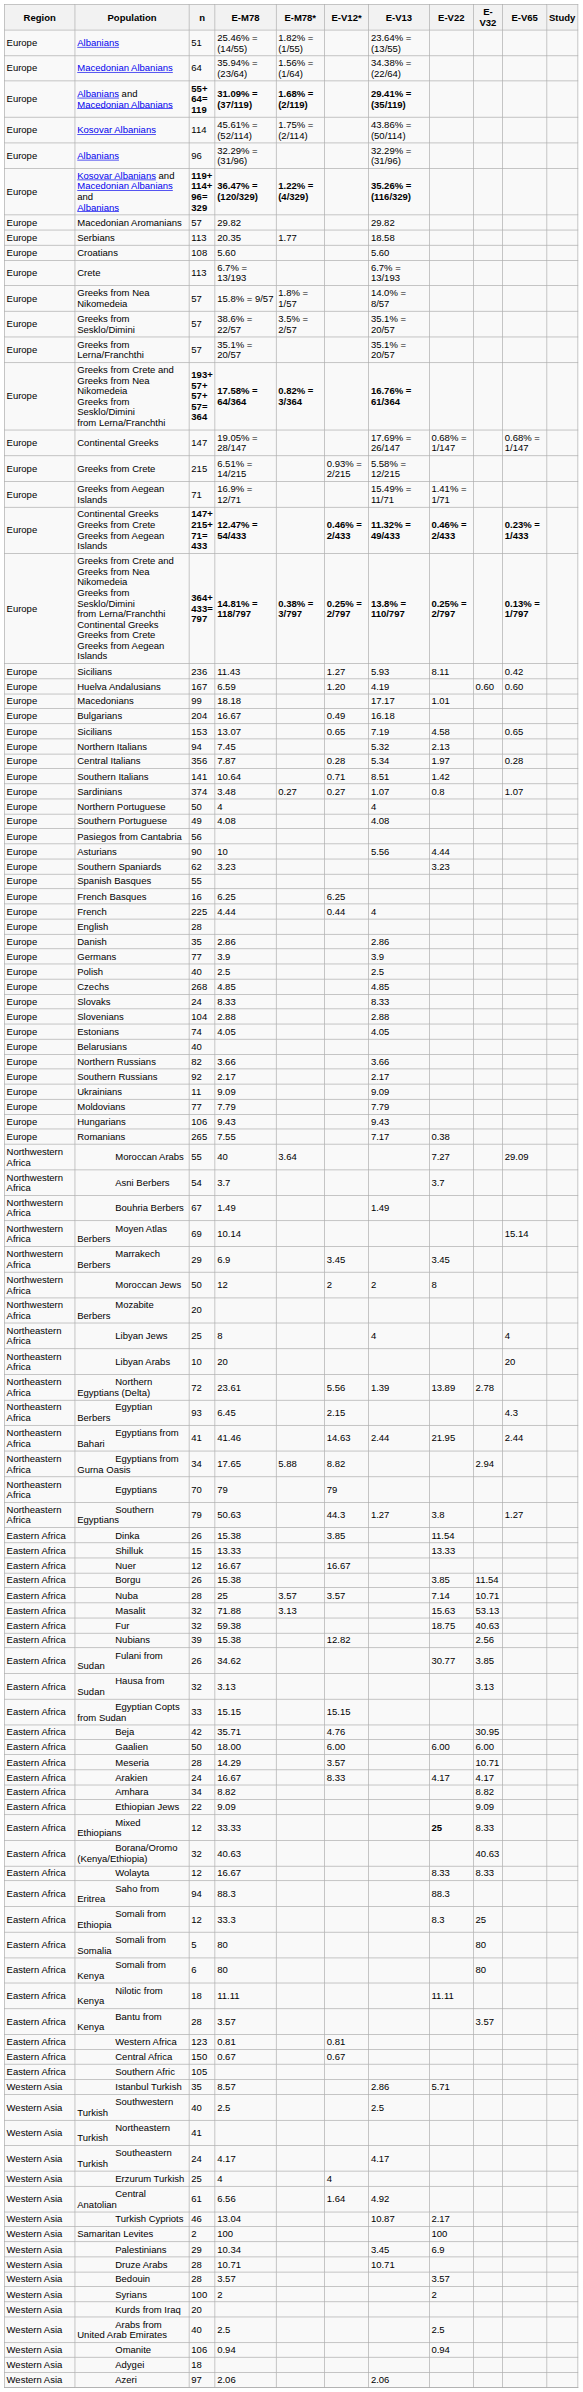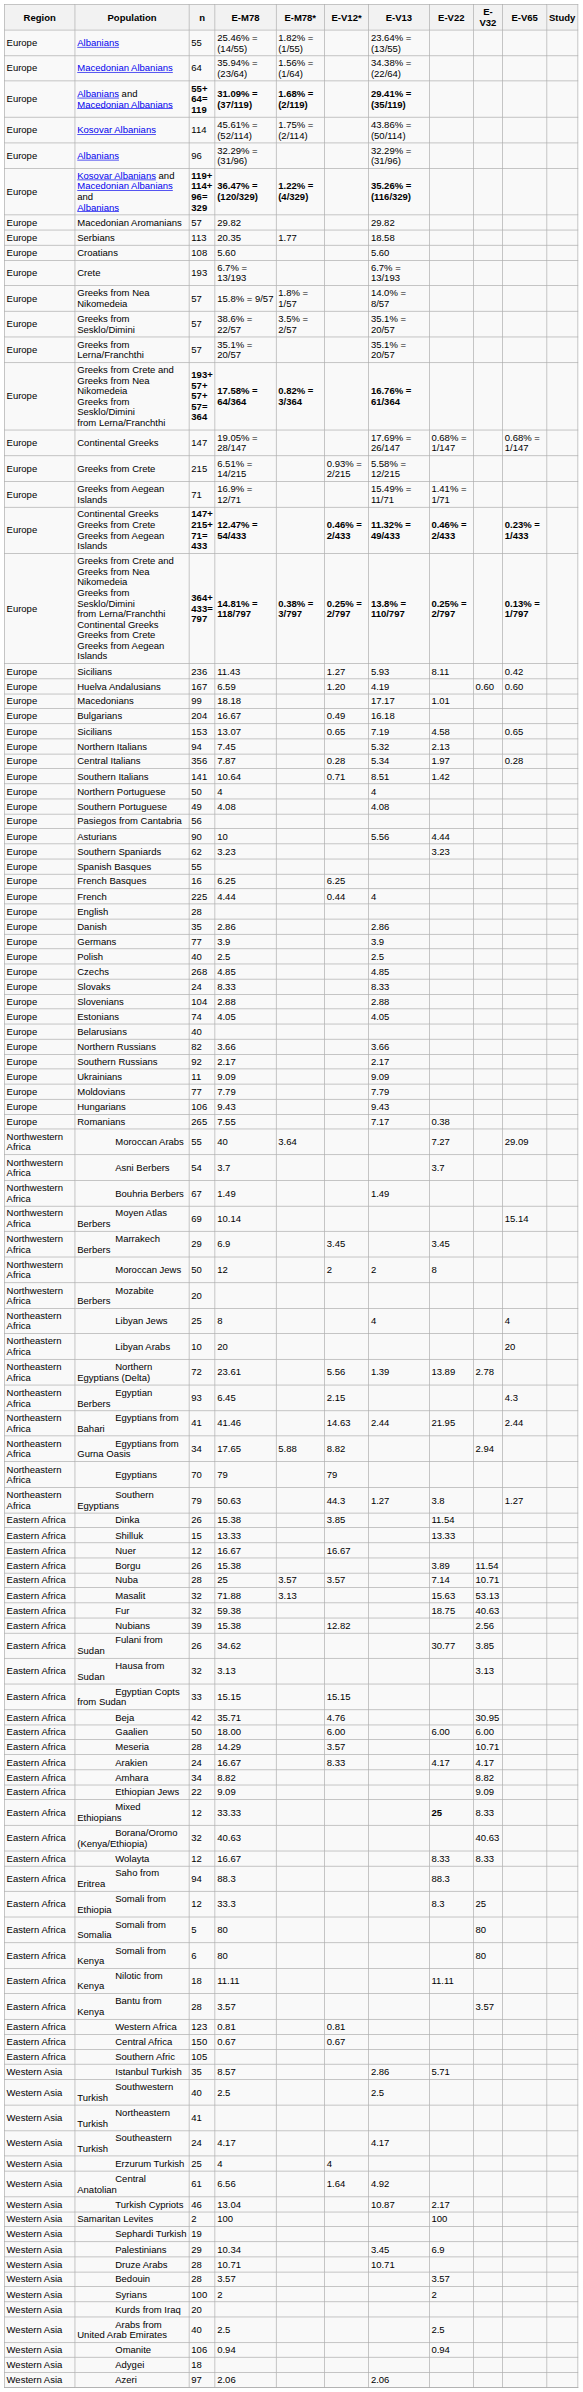(197, 43) 51 -> (197, 43) 55
(199, 273) 113 -> (199, 273) 193
- row: (100, 792)
(441, 1581) 3.85 -> (441, 1566) 3.89
+ row: (132, 2235)
